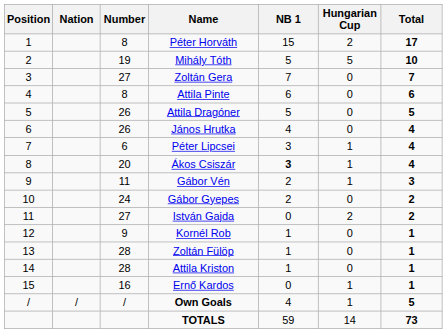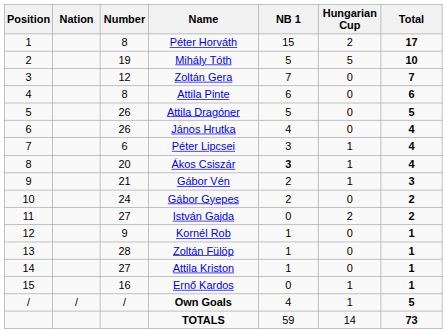(124, 77) 27 -> (124, 77) 12
(124, 181) 11 -> (124, 181) 21
(124, 268) 28 -> (124, 268) 27
